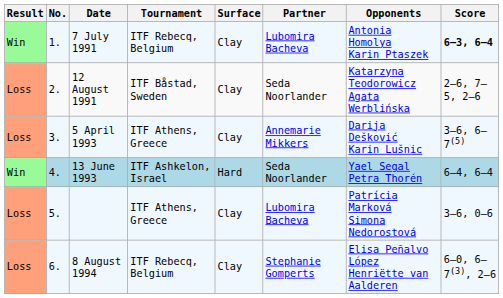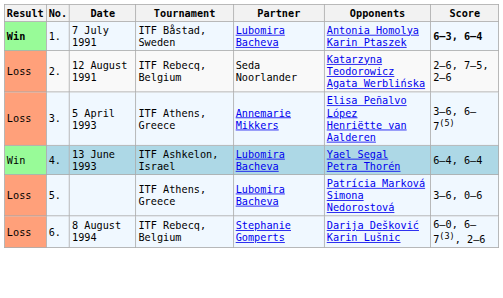- column: (239, 13)
(16, 42) normal -> (16, 36) bold
(164, 42) ITF Rebecq, Belgium -> (172, 36) ITF Båstad, Sweden
(164, 89) ITF Båstad, Sweden -> (172, 71) ITF Rebecq, Belgium
(385, 137) Darija Dešković Karin Lušnic -> (367, 118) Elisa Peñalvo López Henriëtte van Aalderen
(296, 172) Seda Noorlander -> (260, 160) Lubomira Bacheva
(388, 267) Elisa Peñalvo López Henriëtte van Aalderen -> (373, 231) Darija Dešković Karin Lušnic
